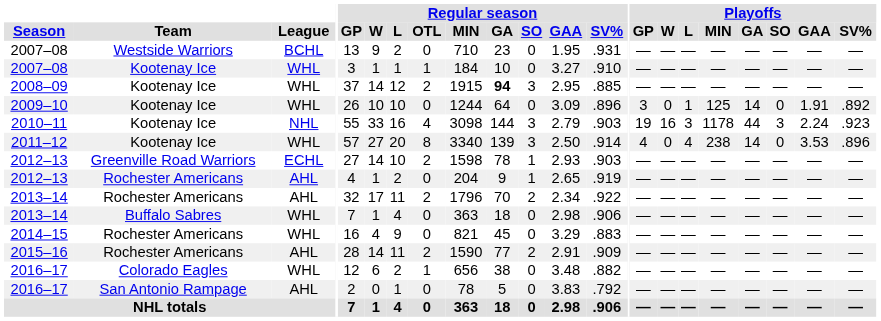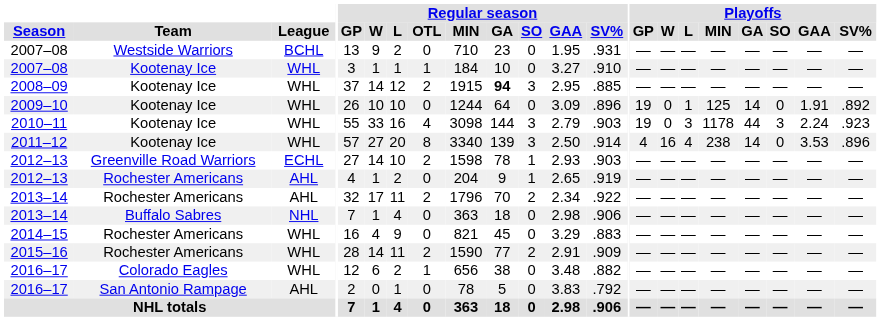(643, 105) 3 -> (643, 105) 19
(304, 123) NHL -> (304, 123) WHL
(668, 123) 16 -> (668, 123) 0
(668, 142) 0 -> (668, 142) 16
(304, 215) WHL -> (304, 215) NHL
(304, 252) AHL -> (304, 252) WHL
